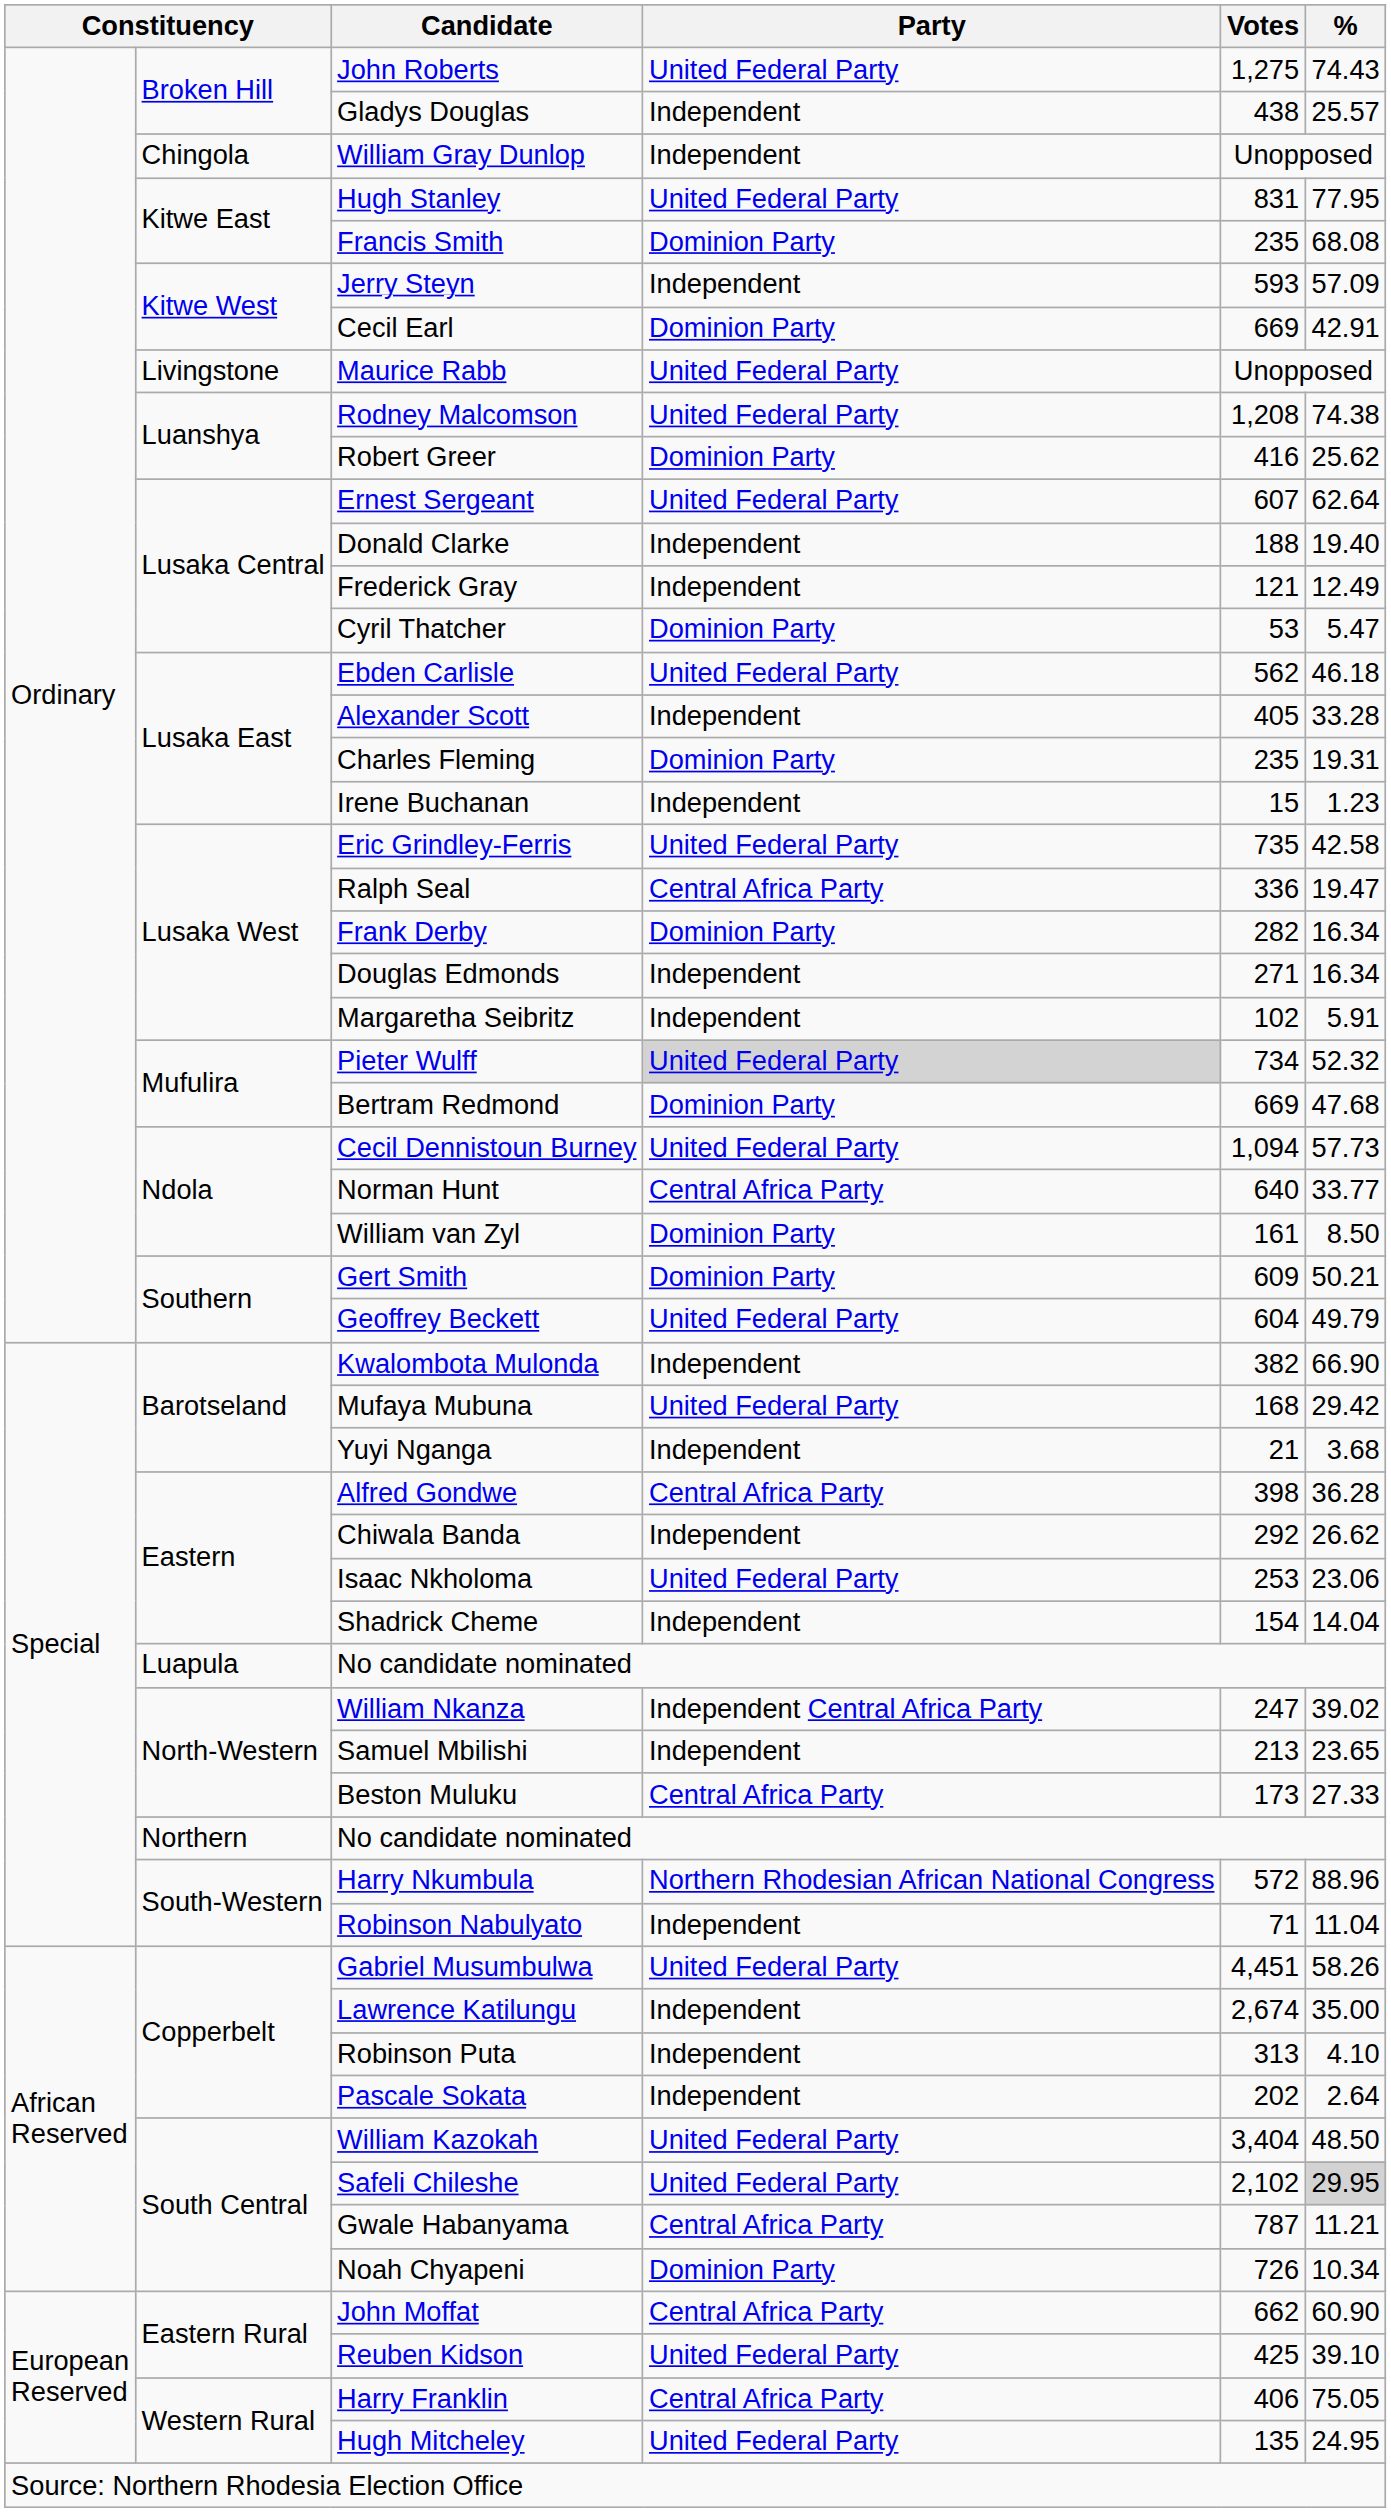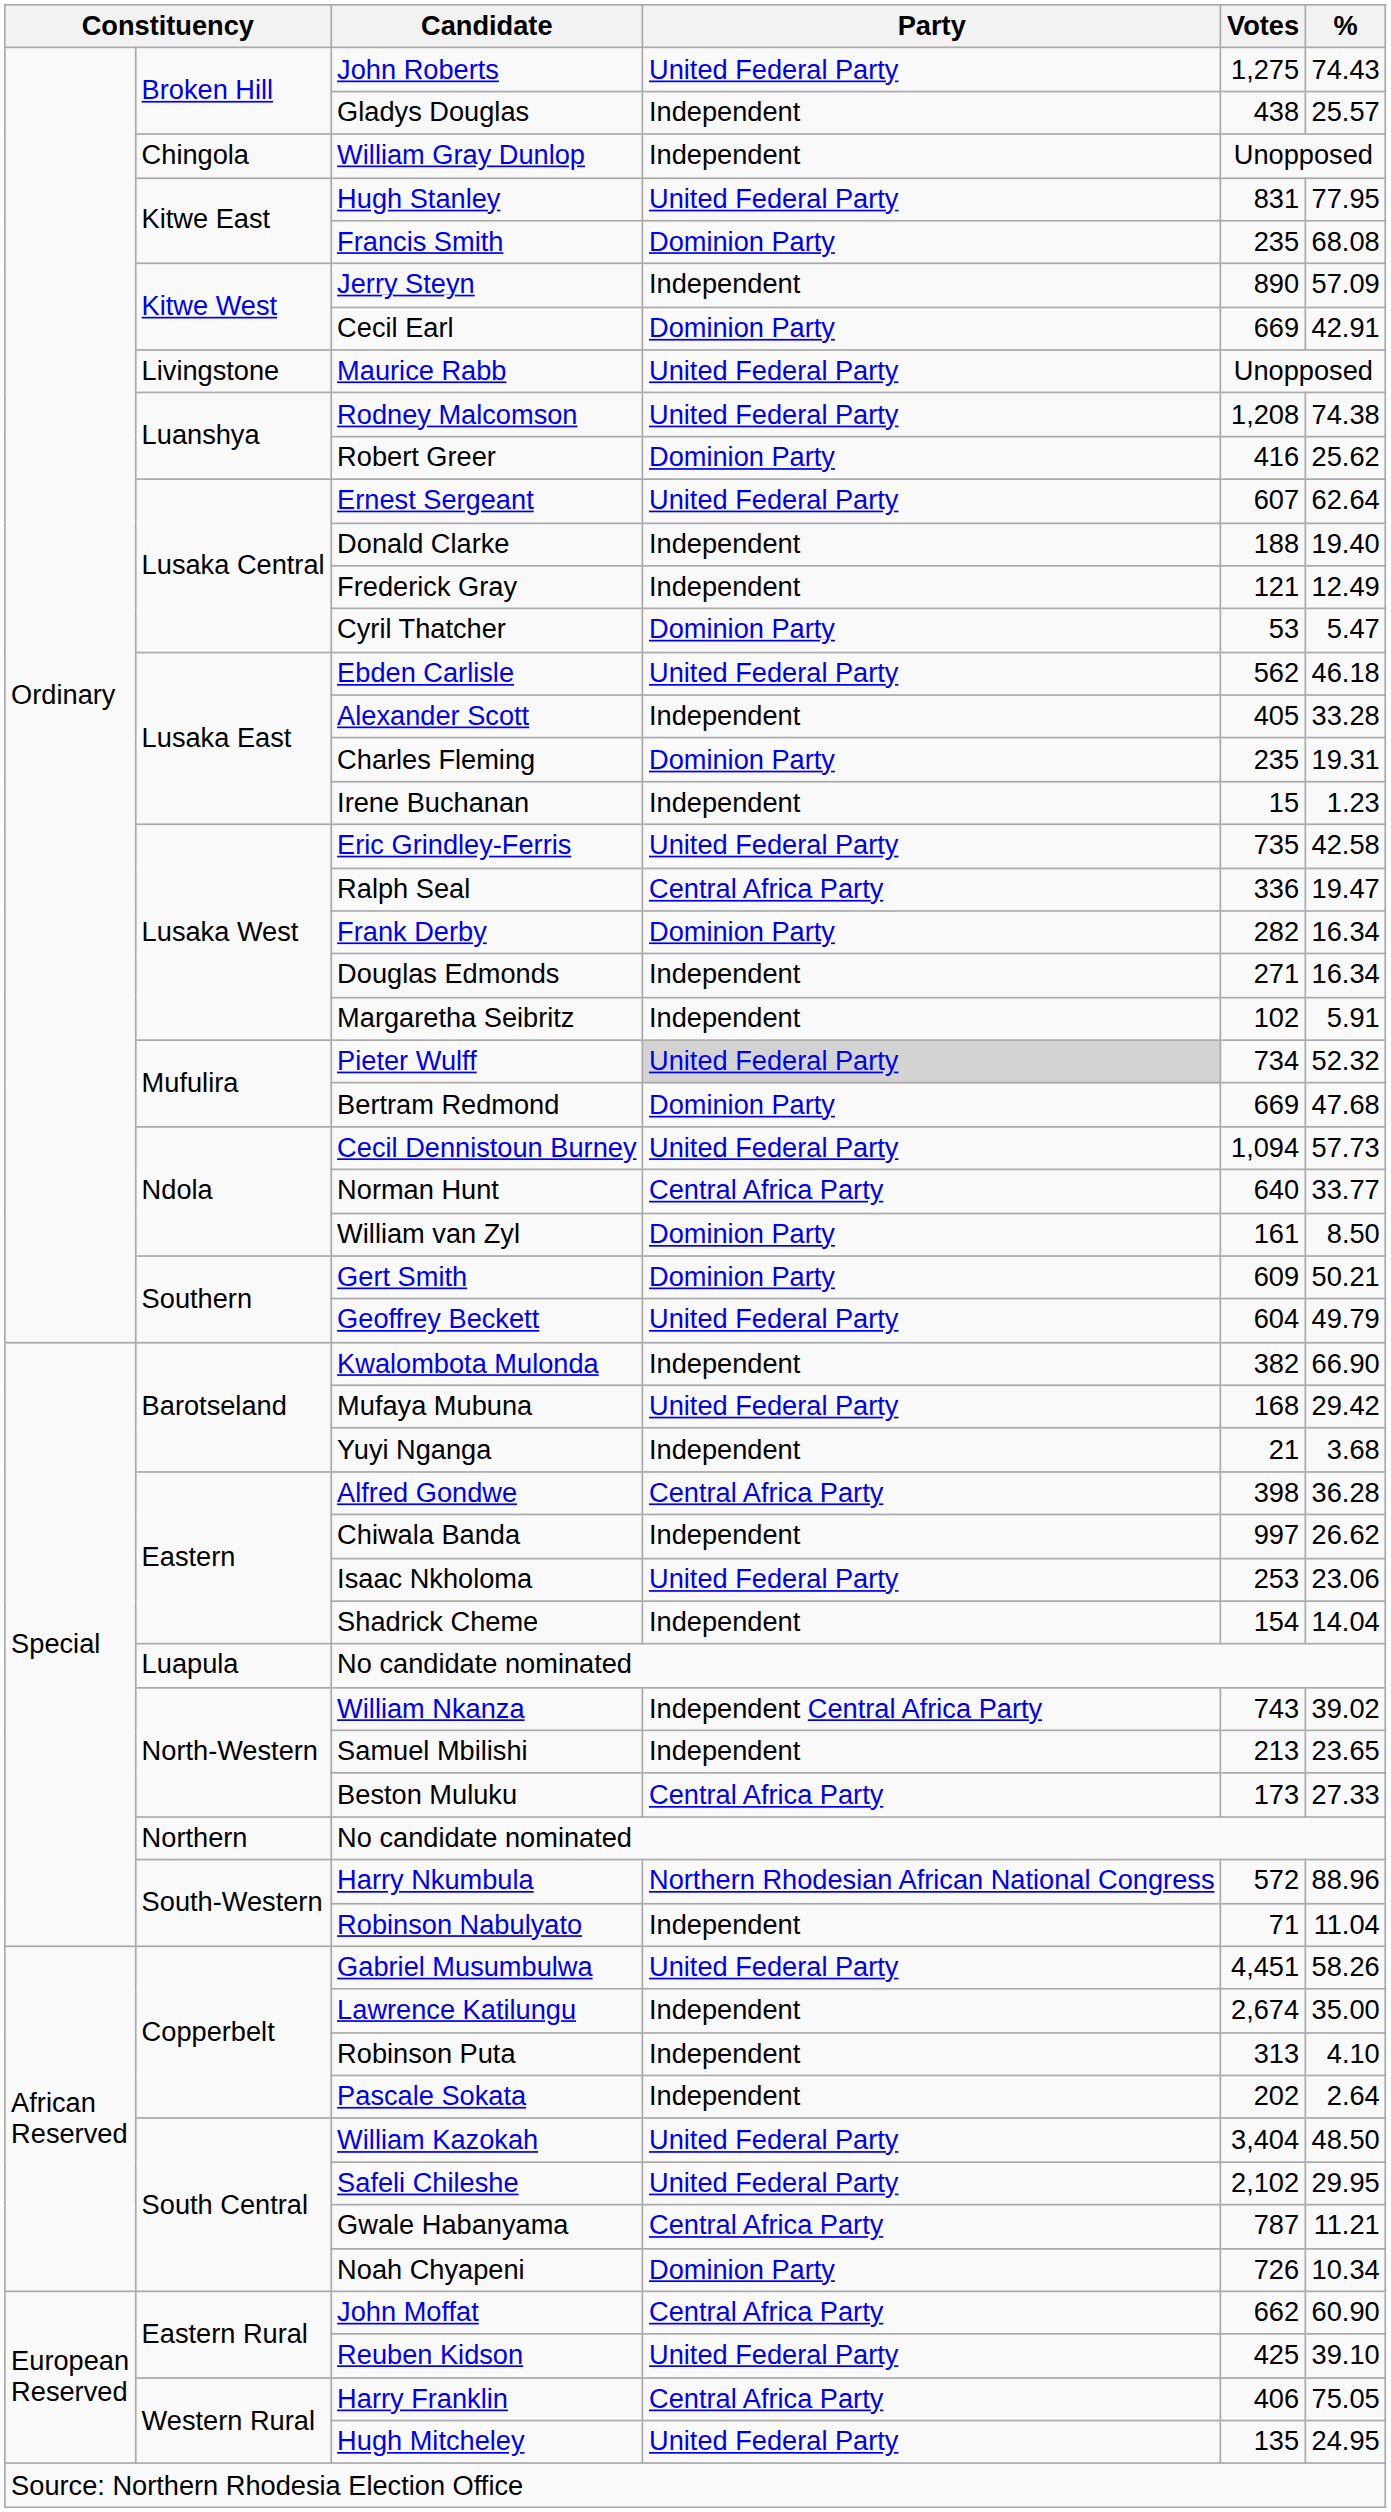(1276, 284) 593 -> (1276, 284) 890
(1276, 1535) 292 -> (1276, 1535) 997
(1276, 1708) 247 -> (1276, 1708) 743
(1346, 2182) lightgrey background -> (1346, 2182) no background
